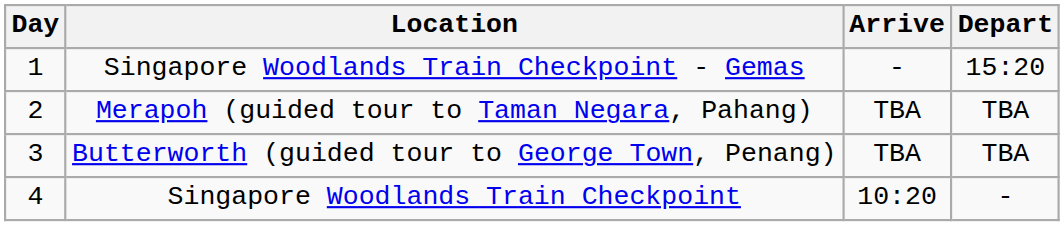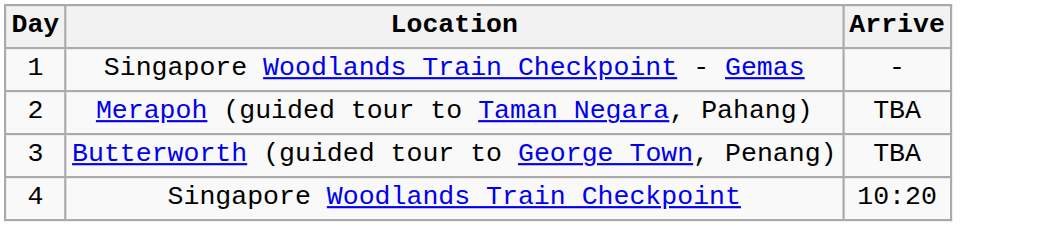- column: (1005, 27)
